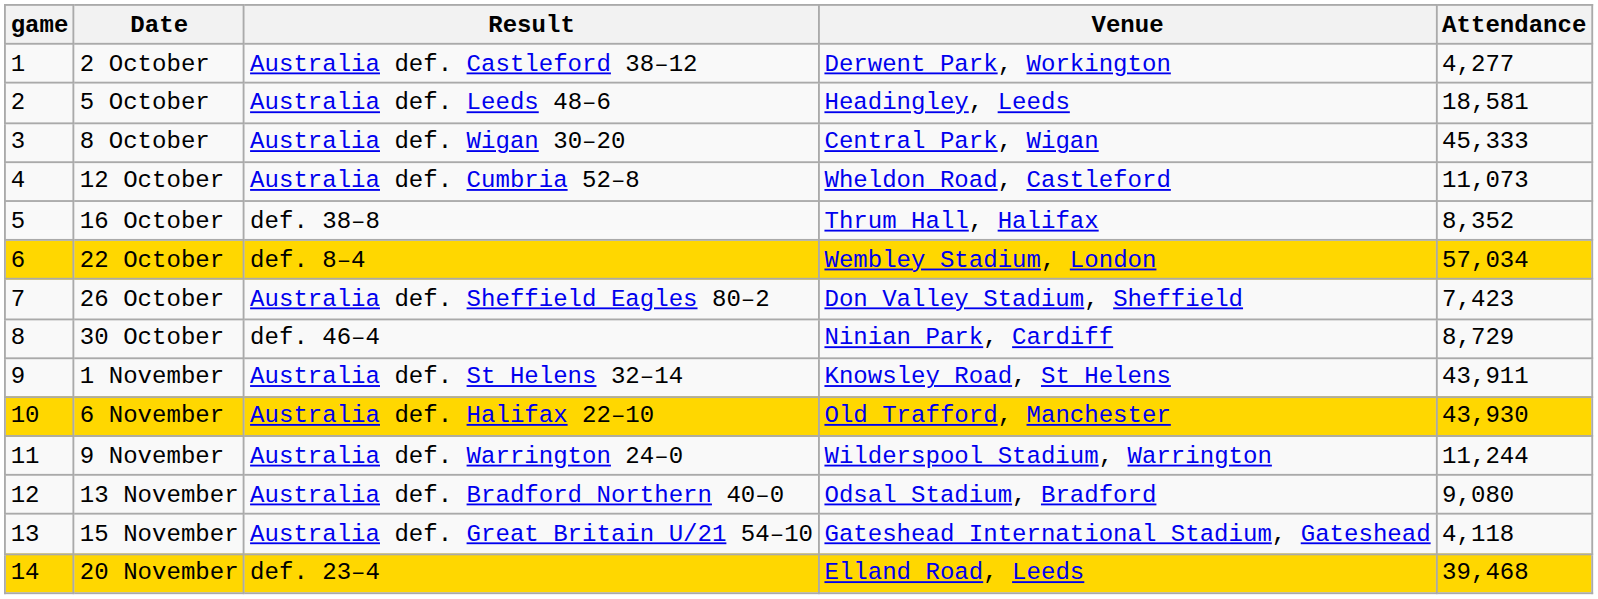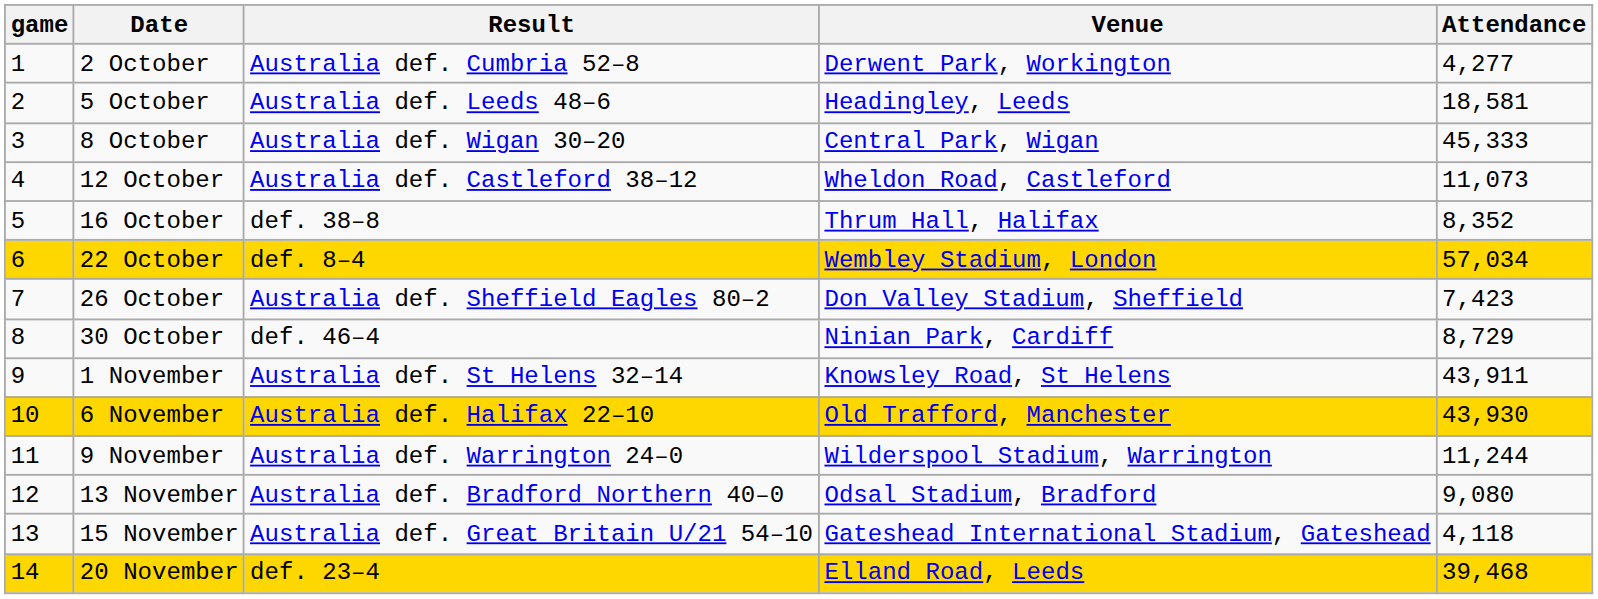(474, 64) Australia def. Castleford 38–12 -> (445, 64) Australia def. Cumbria 52–8
(445, 181) Australia def. Cumbria 52–8 -> (474, 181) Australia def. Castleford 38–12
